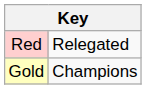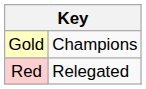rows swapped: (26, 71) <-> (26, 44)
